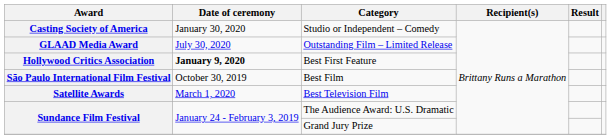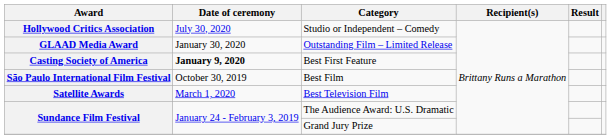(89, 28) Casting Society of America -> (89, 28) Hollywood Critics Association
(210, 28) January 30, 2020 -> (203, 28) July 30, 2020
(203, 45) July 30, 2020 -> (210, 45) January 30, 2020
(89, 61) Hollywood Critics Association -> (89, 61) Casting Society of America
